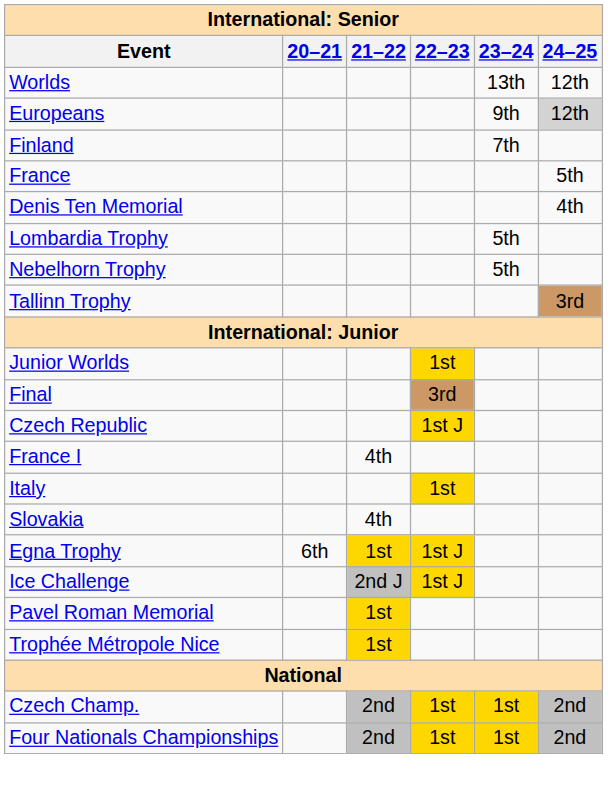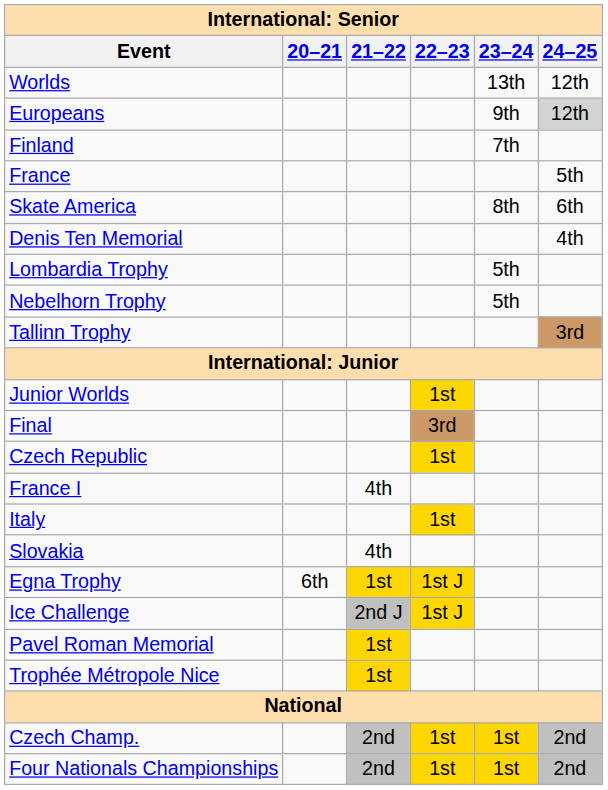+ row: (73, 207)
(442, 425) 1st J -> (442, 457) 1st
